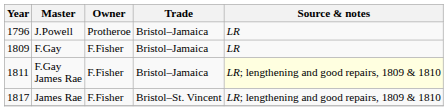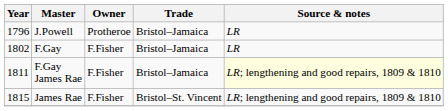(18, 48) 1809 -> (18, 48) 1802
(18, 97) 1817 -> (18, 97) 1815
